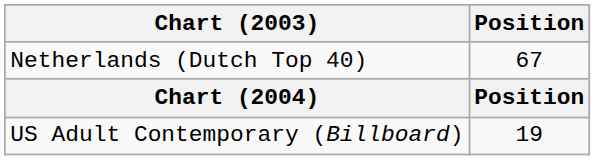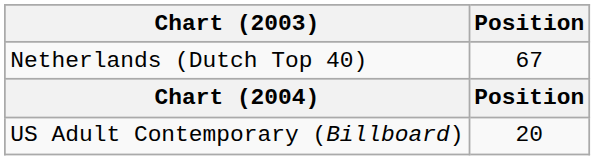(529, 135) 19 -> (529, 135) 20
